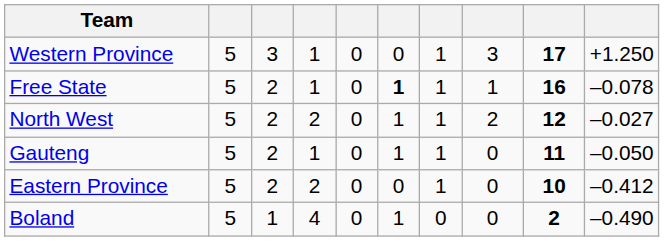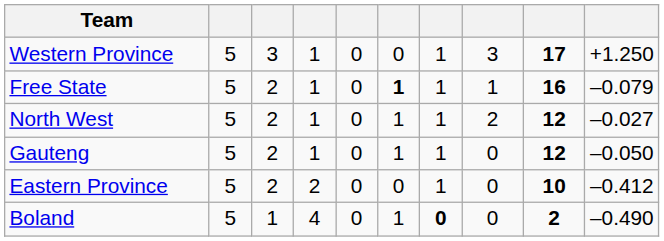(622, 86) –0.078 -> (622, 86) –0.079
(314, 119) 2 -> (314, 119) 1
(554, 152) 11 -> (554, 152) 12
(441, 218) normal -> (441, 218) bold
